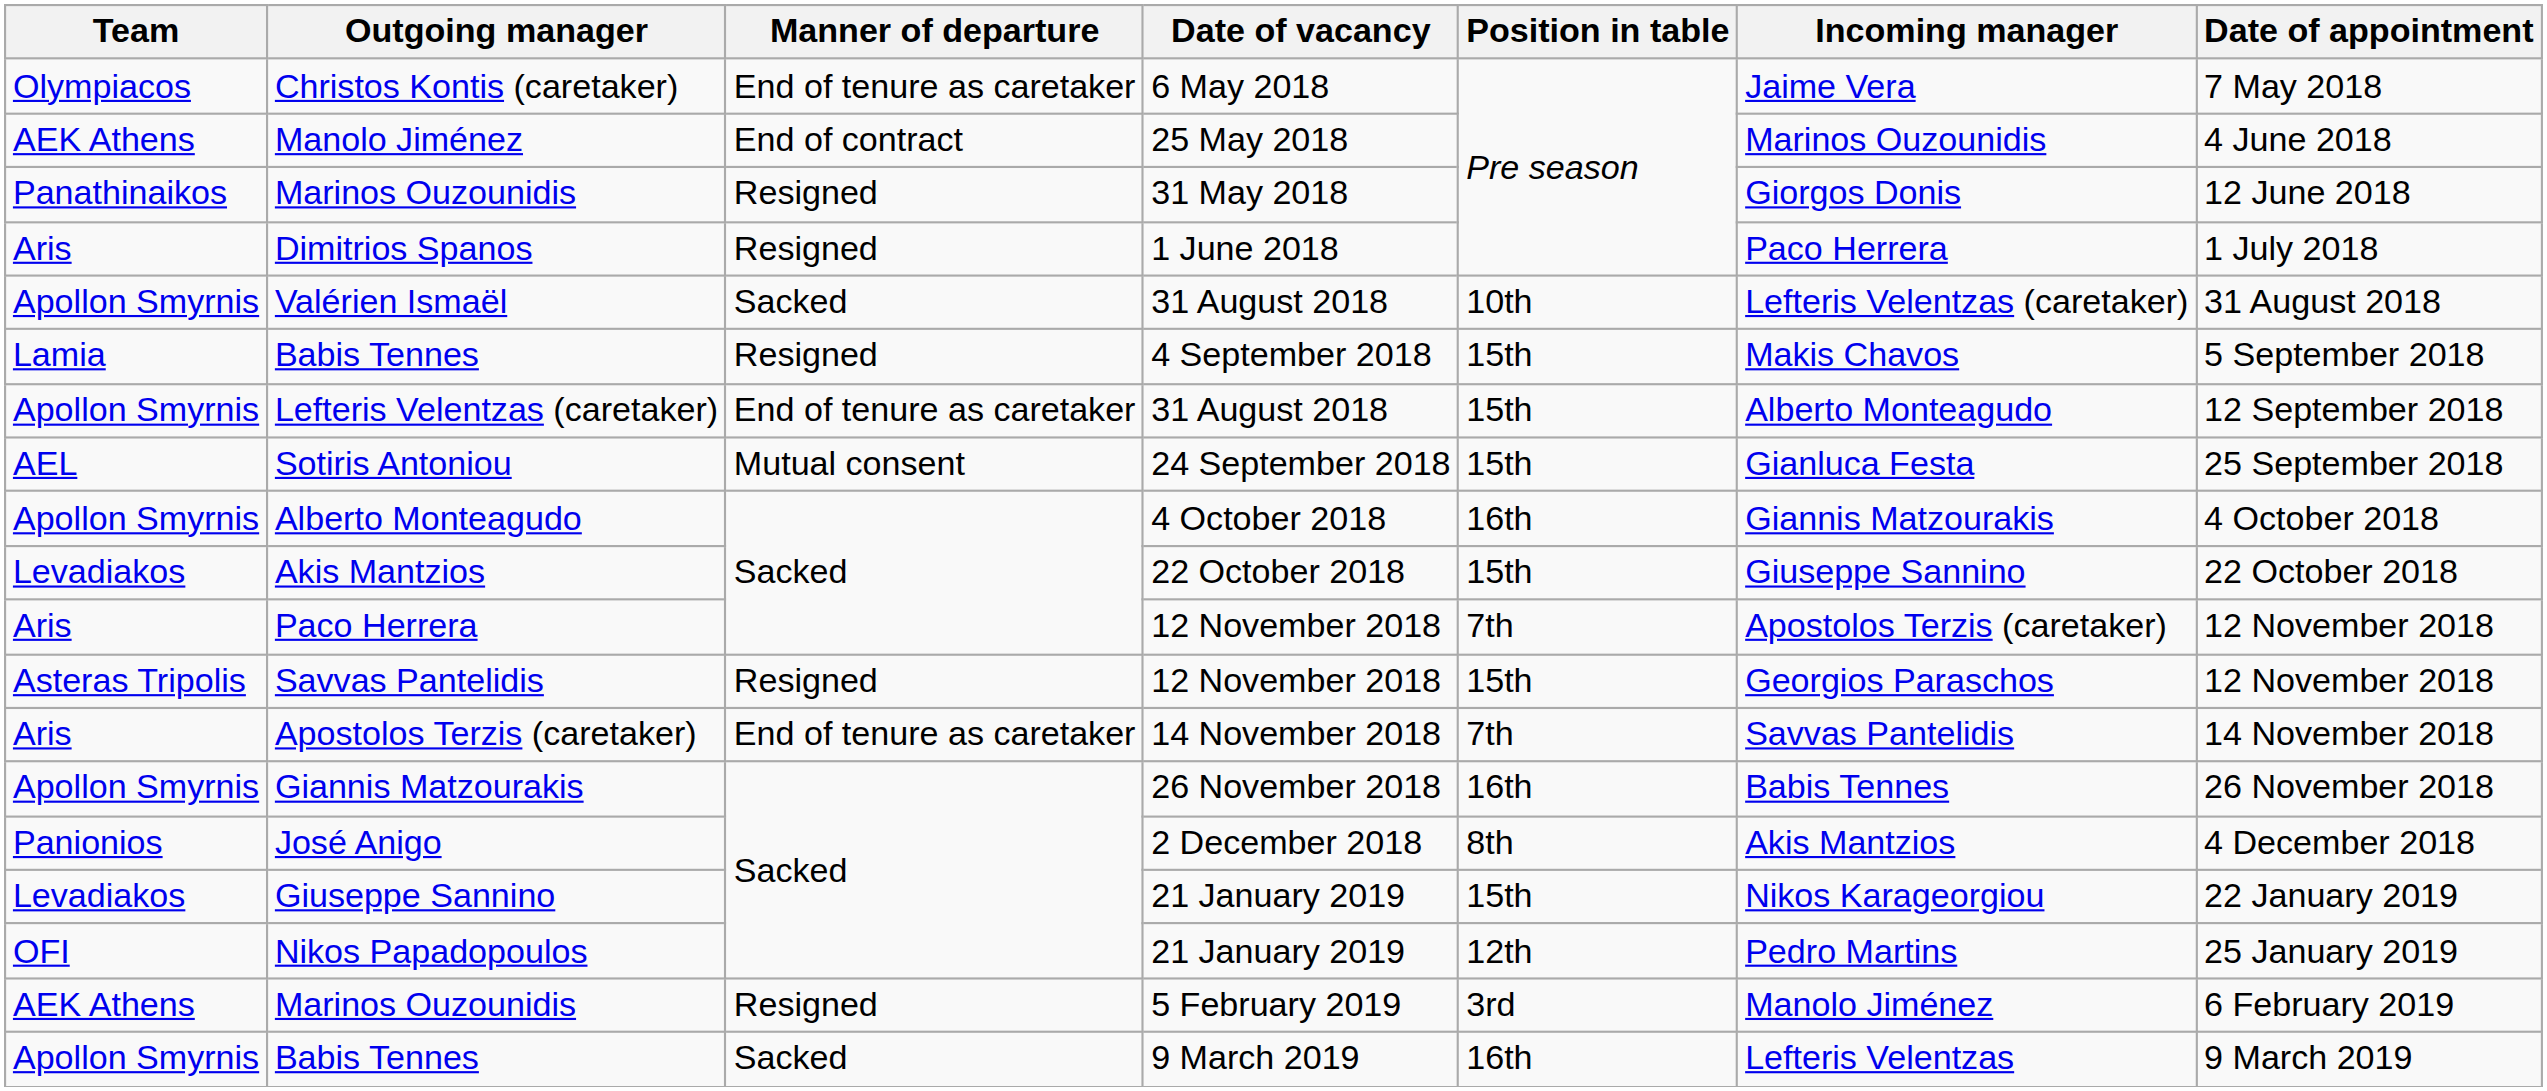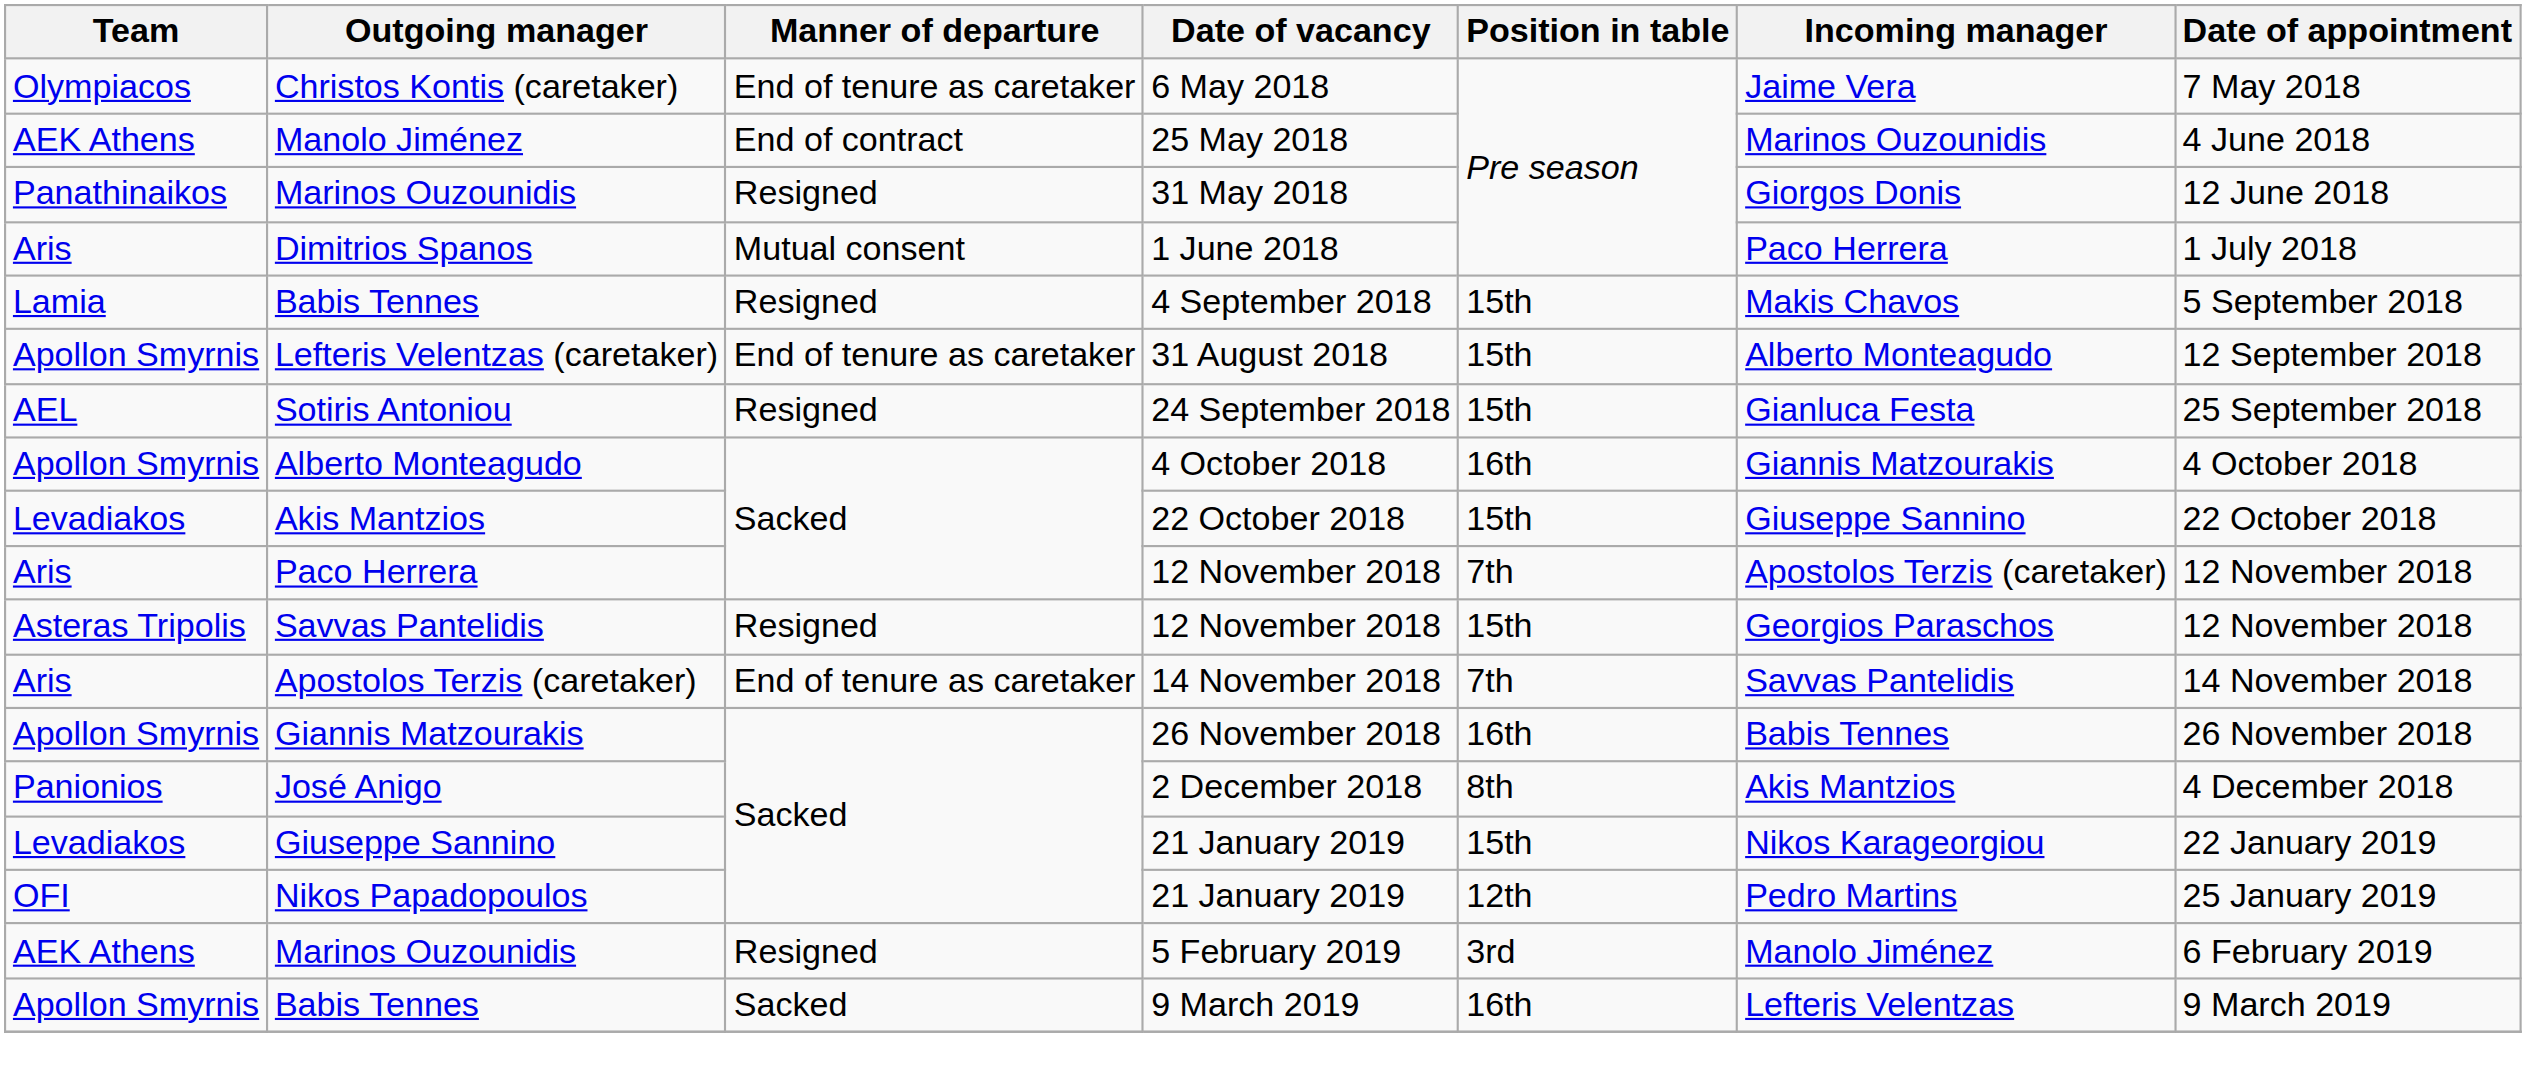(806, 247) Resigned -> (849, 247) Mutual consent
- row: (391, 301)
(849, 463) Mutual consent -> (806, 409) Resigned
